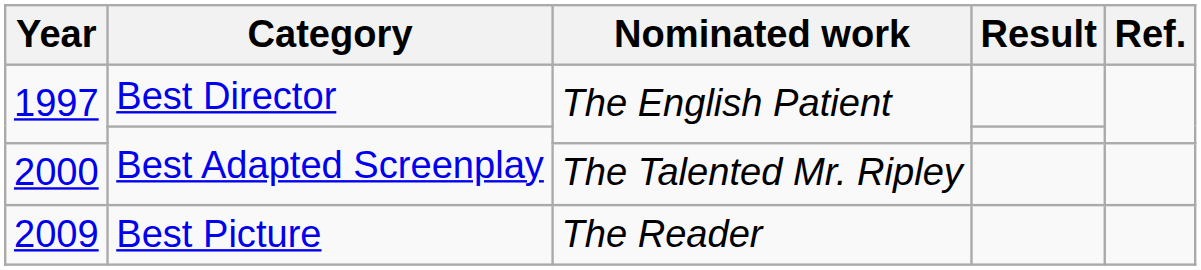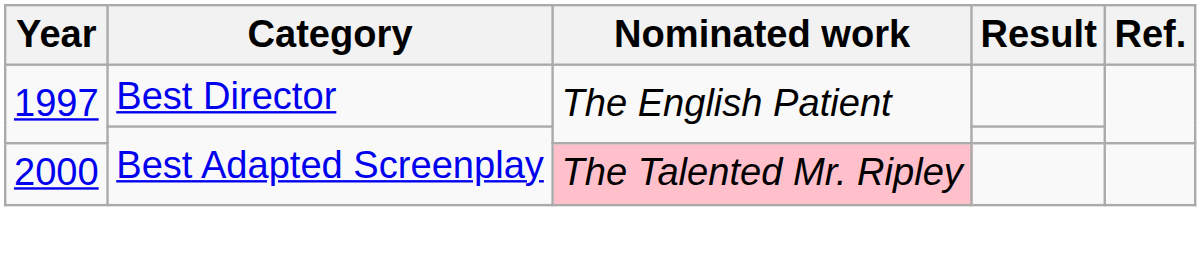(762, 173) no background -> (762, 173) pink background
- row: (56, 233)
